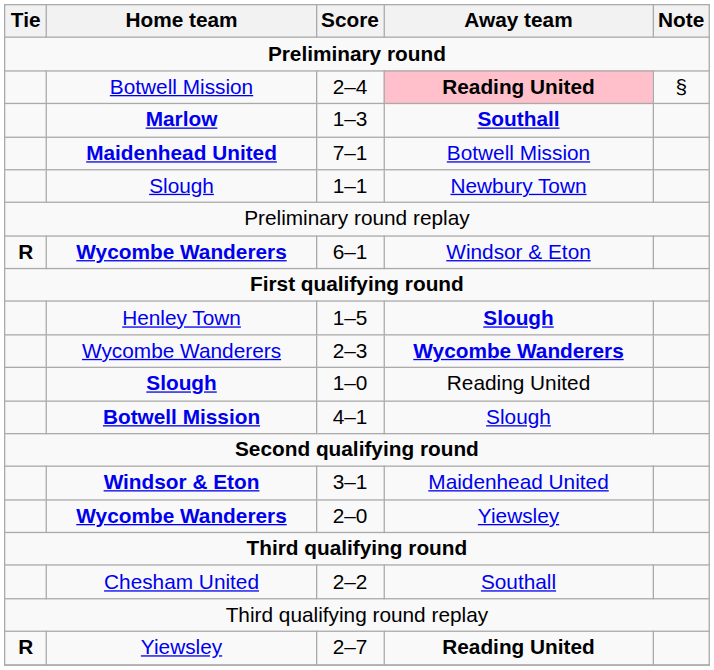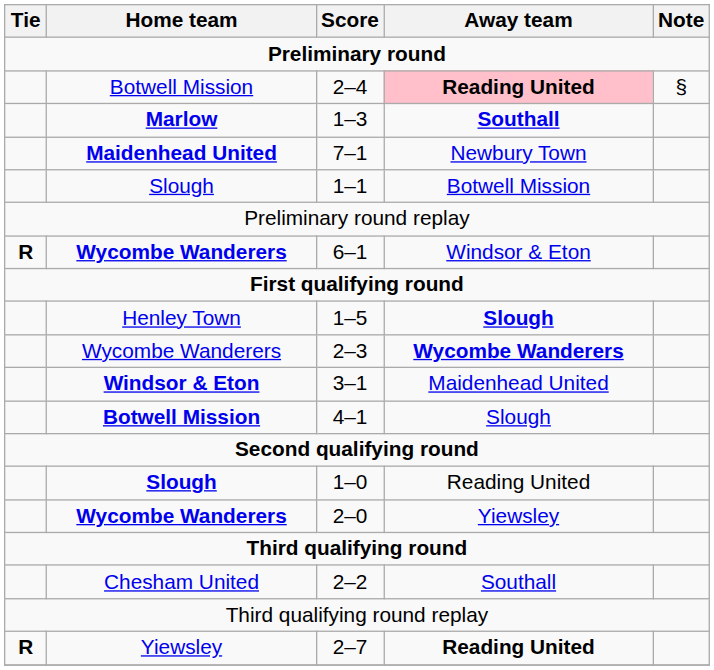(519, 152) Botwell Mission -> (519, 152) Newbury Town
(519, 185) Newbury Town -> (519, 185) Botwell Mission
rows swapped: (350, 482) <-> (350, 383)
